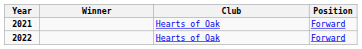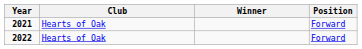columns swapped: (97, 11) <-> (231, 11)
